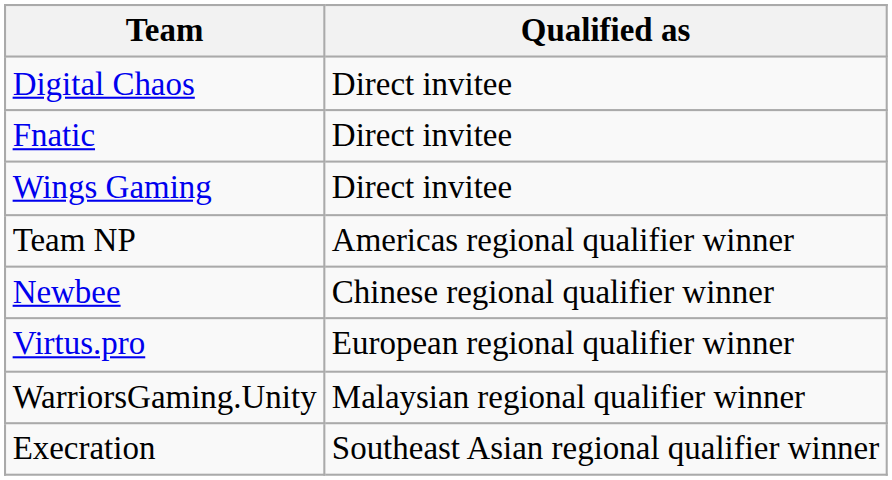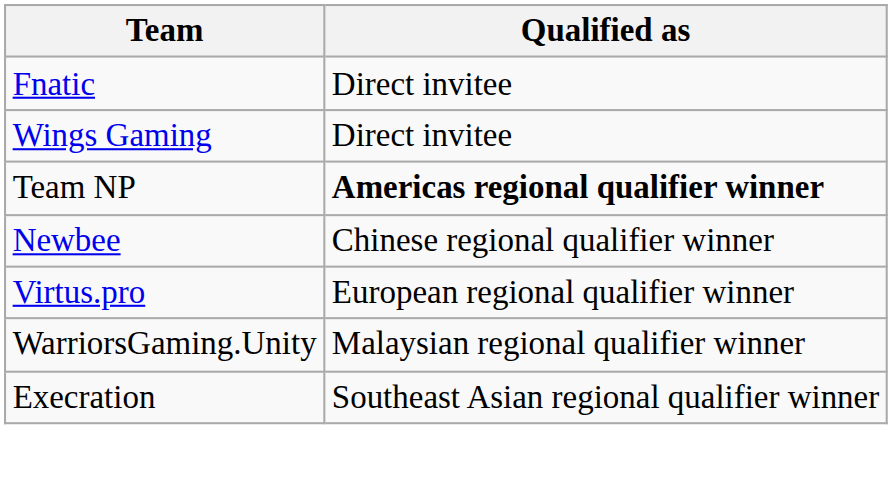- row: (104, 82)
(563, 239) normal -> (578, 187) bold
